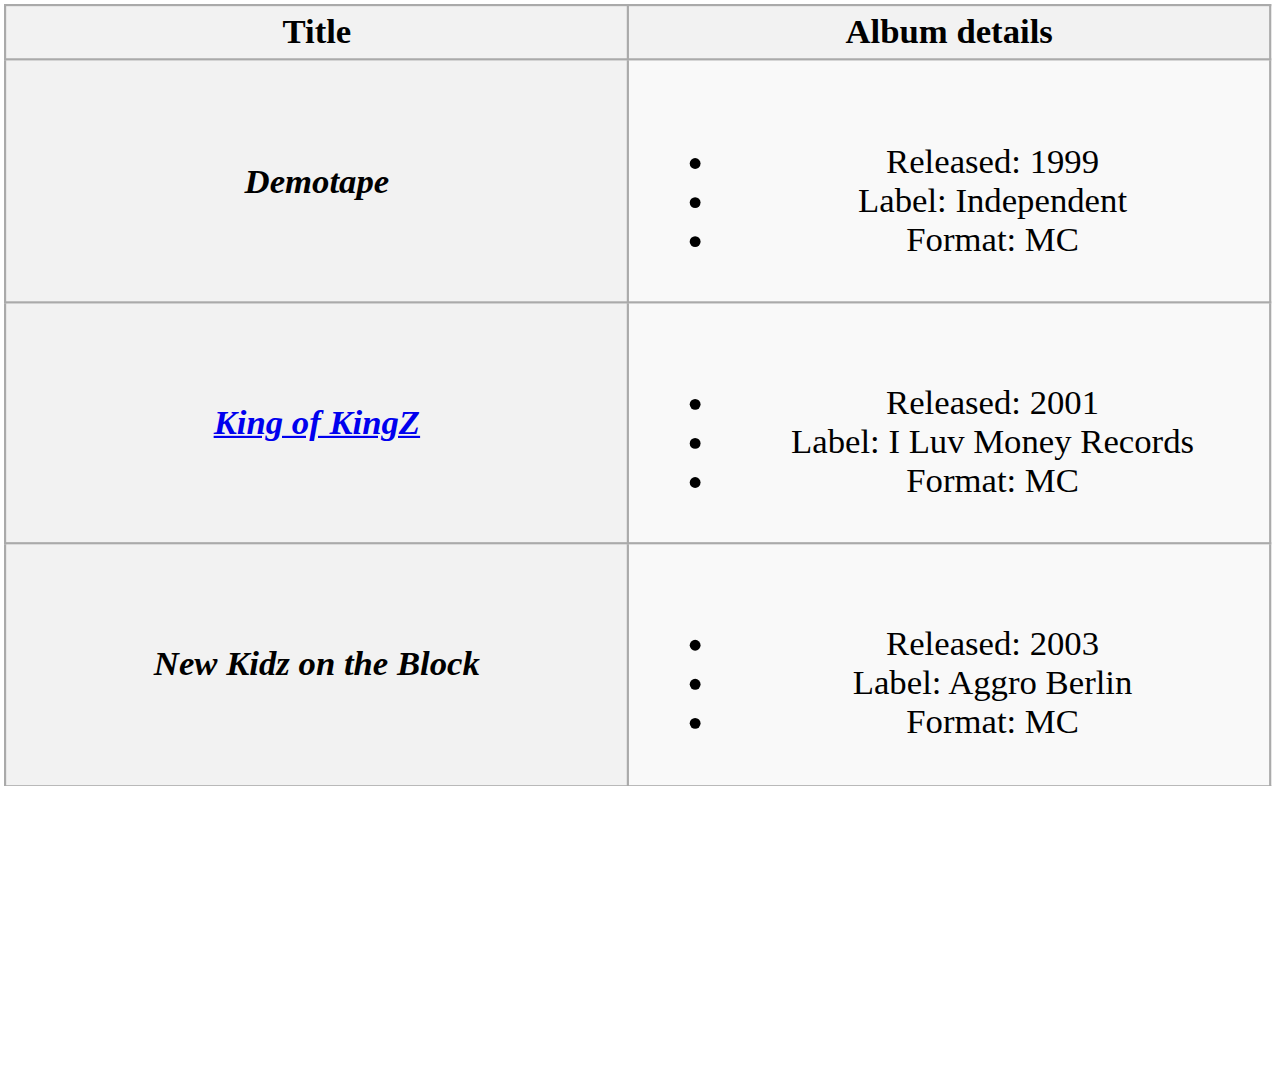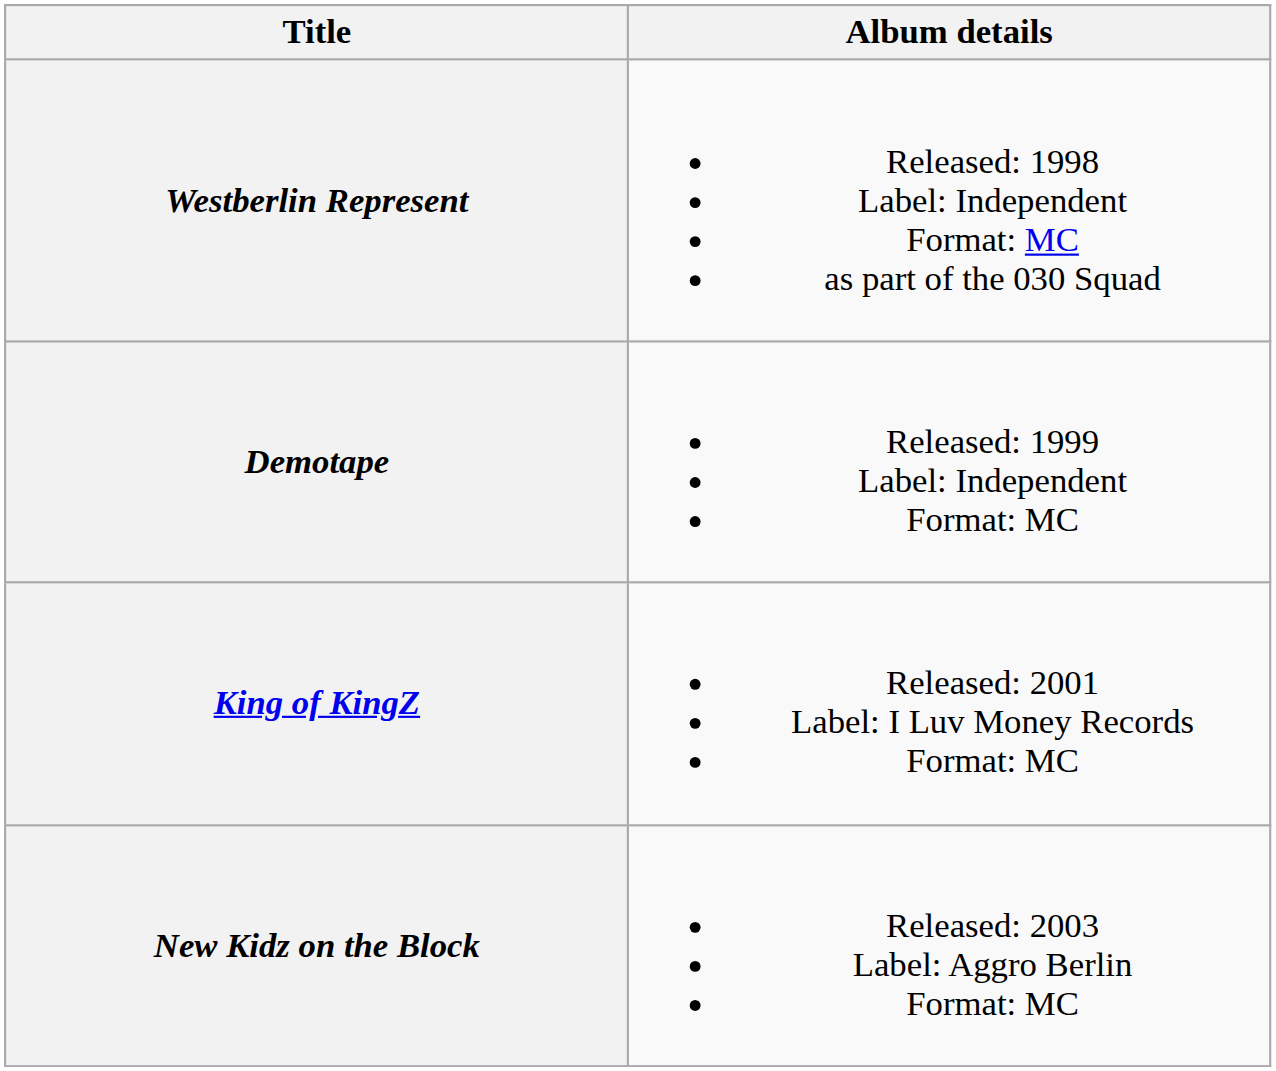+ row: (317, 199)
